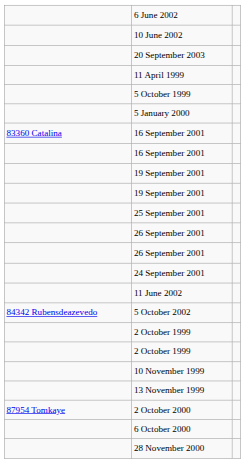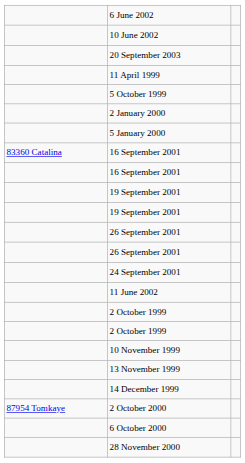+ row: (56, 114)
- row: (68, 213)
- row: (52, 312)
+ row: (56, 389)
